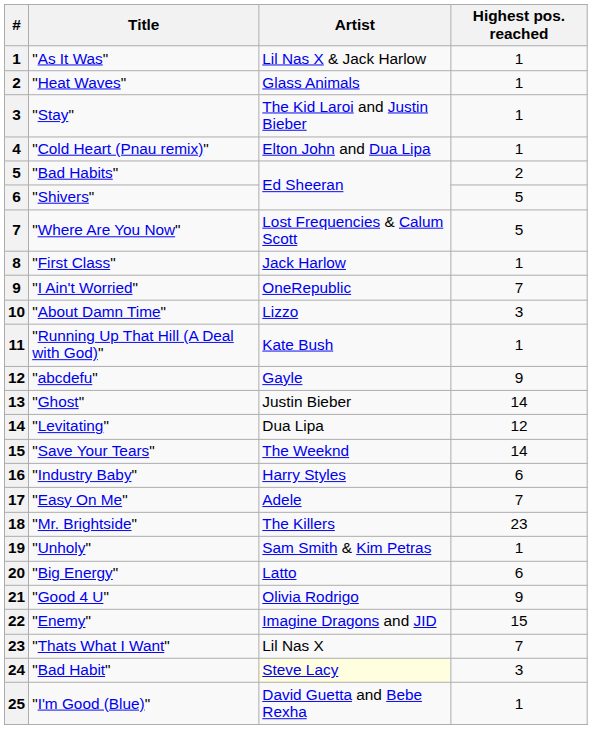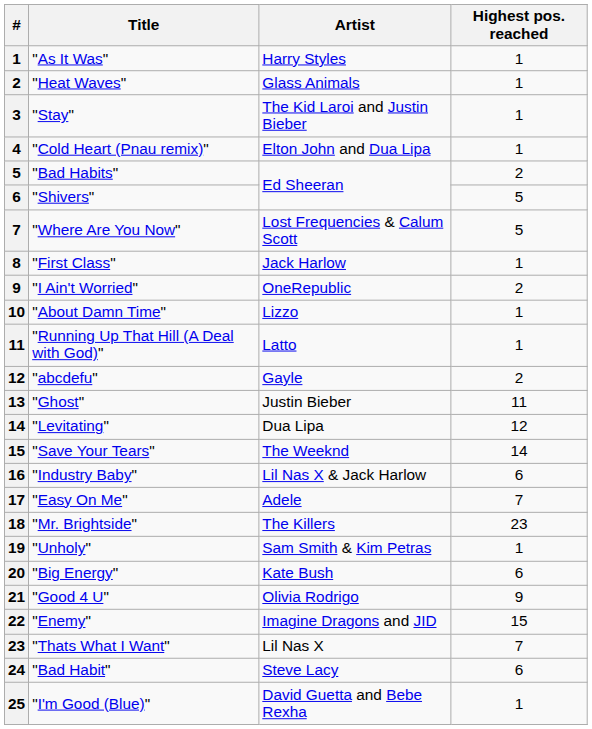(344, 58) Lil Nas X & Jack Harlow -> (304, 58) Harry Styles
(519, 287) 7 -> (519, 287) 2
(519, 312) 3 -> (519, 312) 1
(298, 345) Kate Bush -> (279, 345) Latto
(519, 378) 9 -> (519, 378) 2
(519, 402) 14 -> (519, 402) 11
(304, 475) Harry Styles -> (344, 475) Lil Nas X & Jack Harlow
(279, 572) Latto -> (298, 572) Kate Bush
(300, 670) lightyellow background -> (300, 670) no background
(519, 670) 3 -> (519, 670) 6
